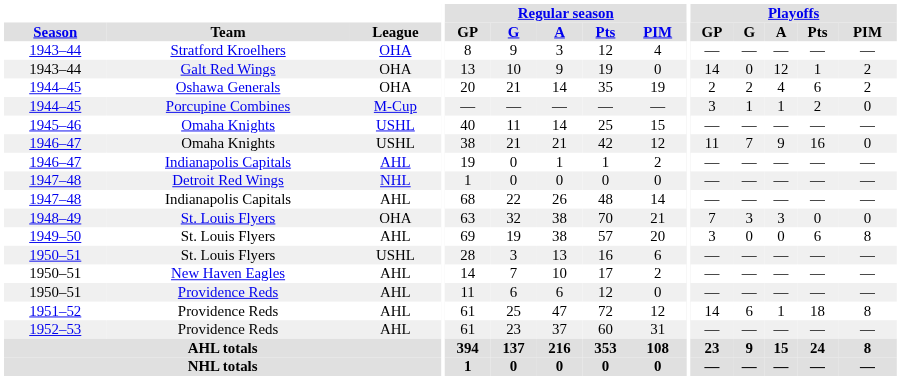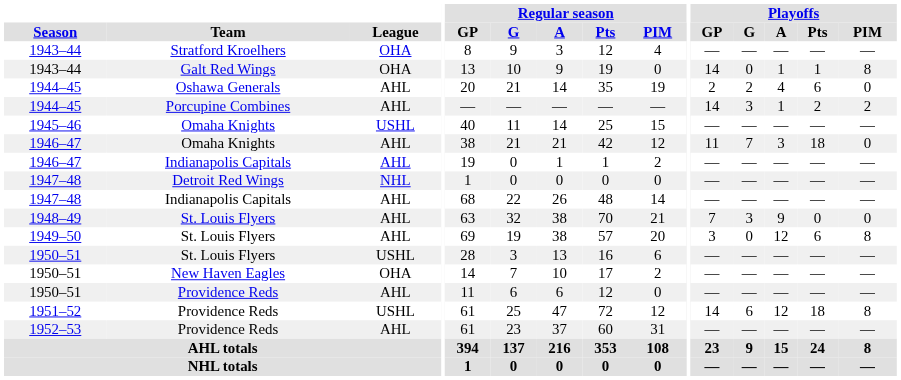(781, 69) 12 -> (781, 69) 1
(867, 69) 2 -> (867, 69) 8
(395, 87) OHA -> (395, 87) AHL
(867, 87) 2 -> (867, 87) 0
(395, 106) M-Cup -> (395, 106) AHL
(712, 106) 3 -> (712, 106) 14
(749, 106) 1 -> (749, 106) 3
(867, 106) 0 -> (867, 106) 2
(395, 143) USHL -> (395, 143) AHL
(781, 143) 9 -> (781, 143) 3
(818, 143) 16 -> (818, 143) 18
(395, 217) OHA -> (395, 217) AHL
(781, 217) 3 -> (781, 217) 9
(781, 236) 0 -> (781, 236) 12
(395, 273) AHL -> (395, 273) OHA
(395, 310) AHL -> (395, 310) USHL
(781, 310) 1 -> (781, 310) 12
